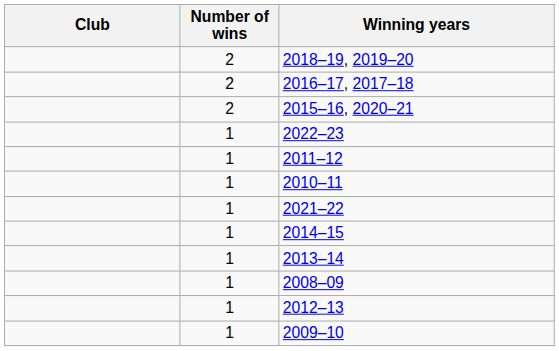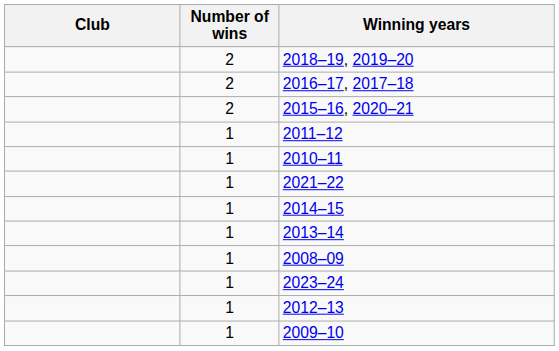- row: (313, 134)
+ row: (313, 283)
